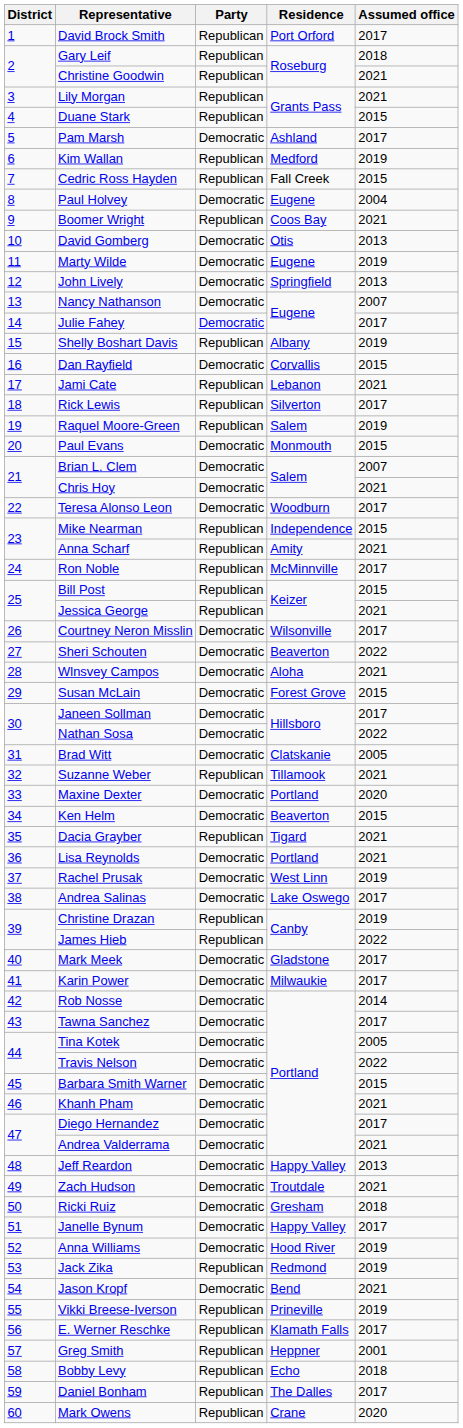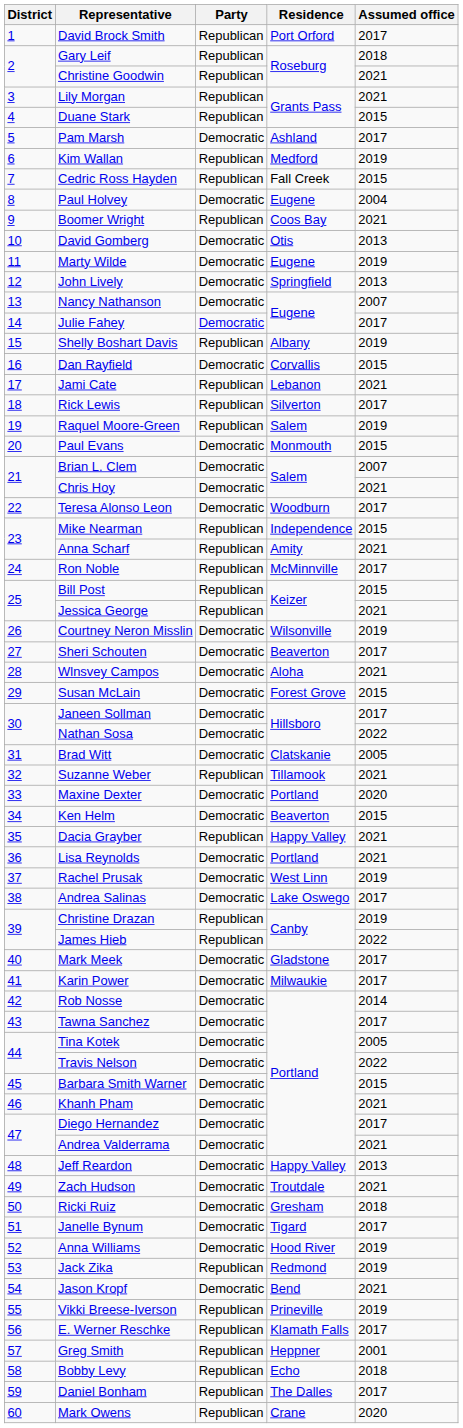(373, 631) 2017 -> (373, 631) 2019
(373, 651) 2022 -> (373, 651) 2017
(288, 836) Tigard -> (308, 836) Happy Valley
(308, 1227) Happy Valley -> (288, 1227) Tigard
